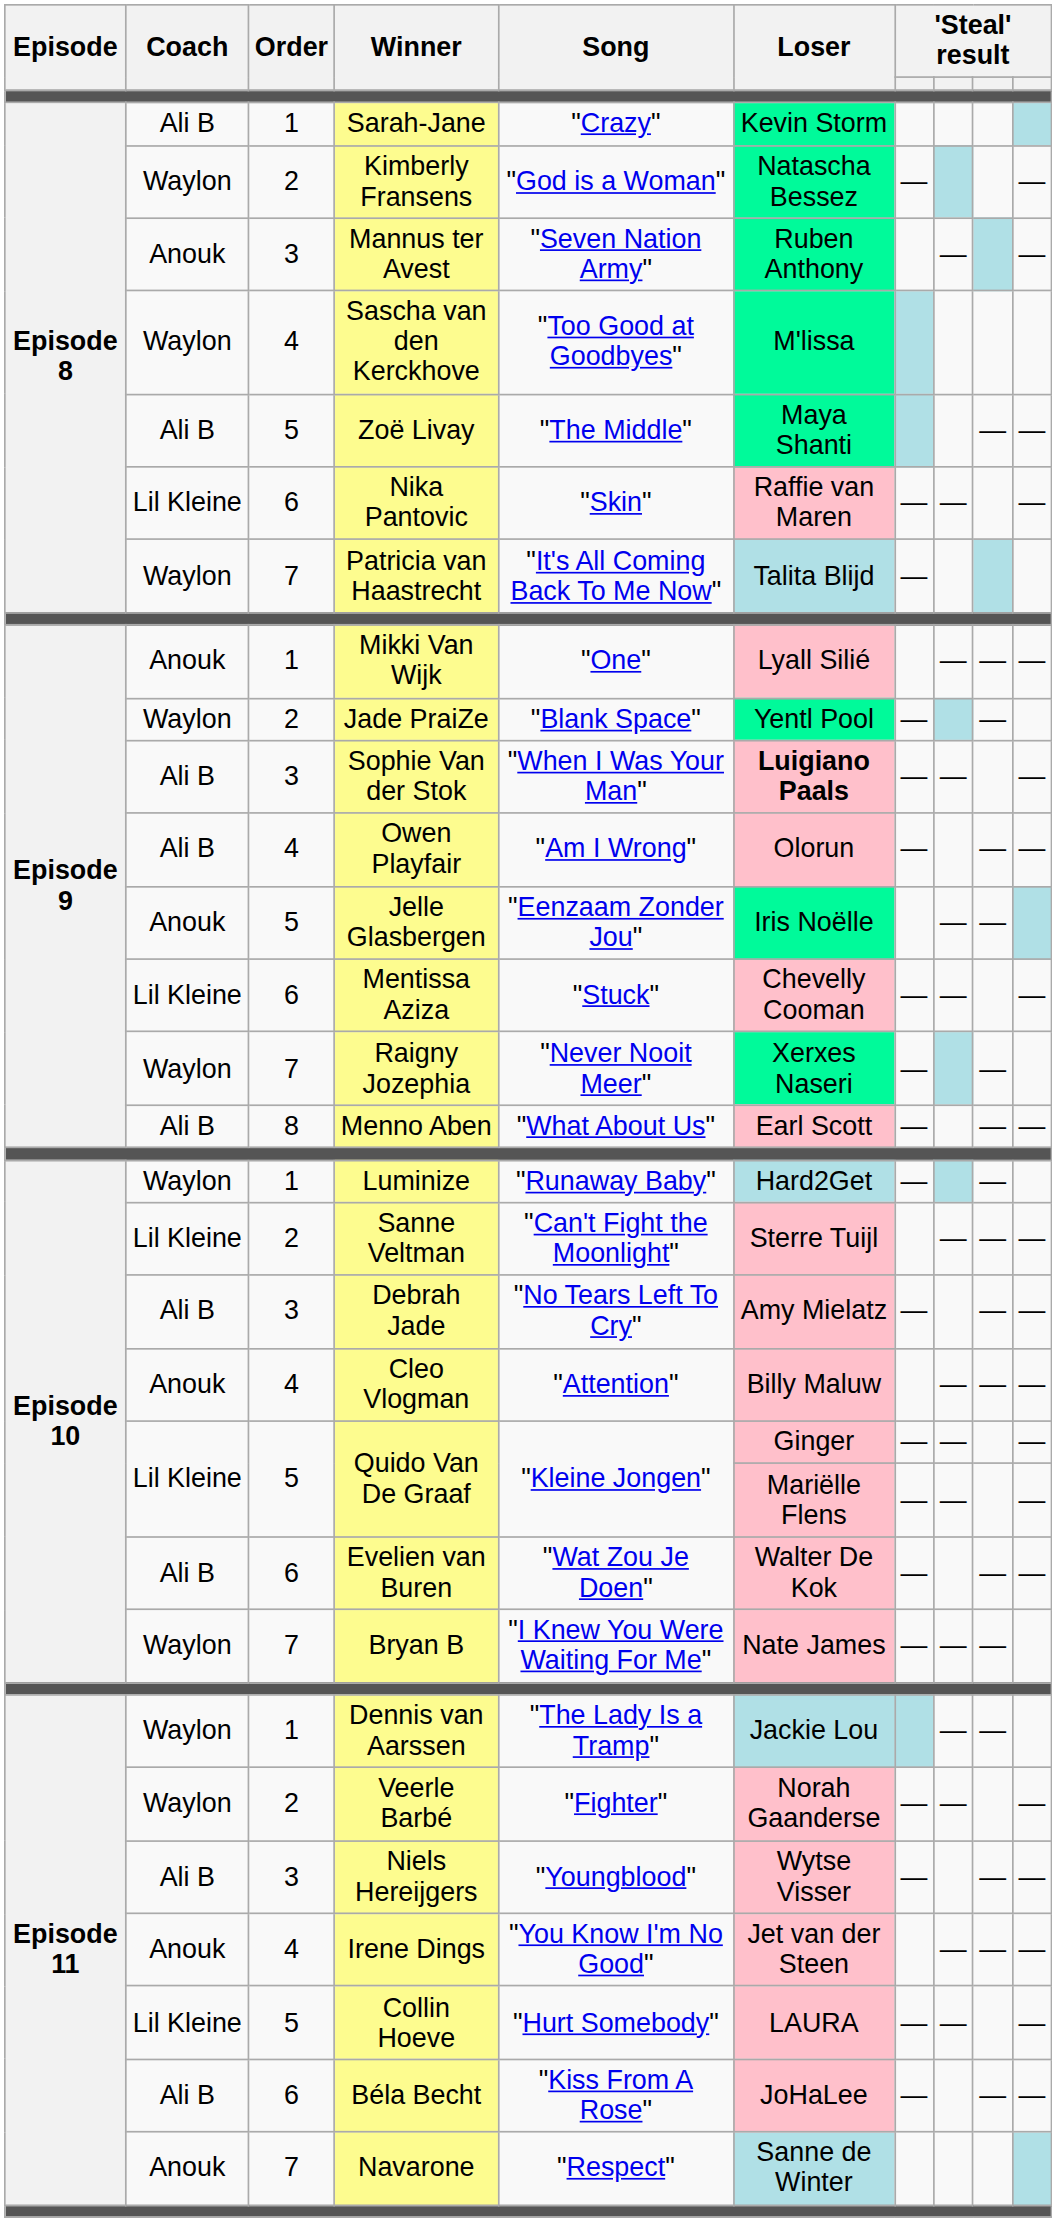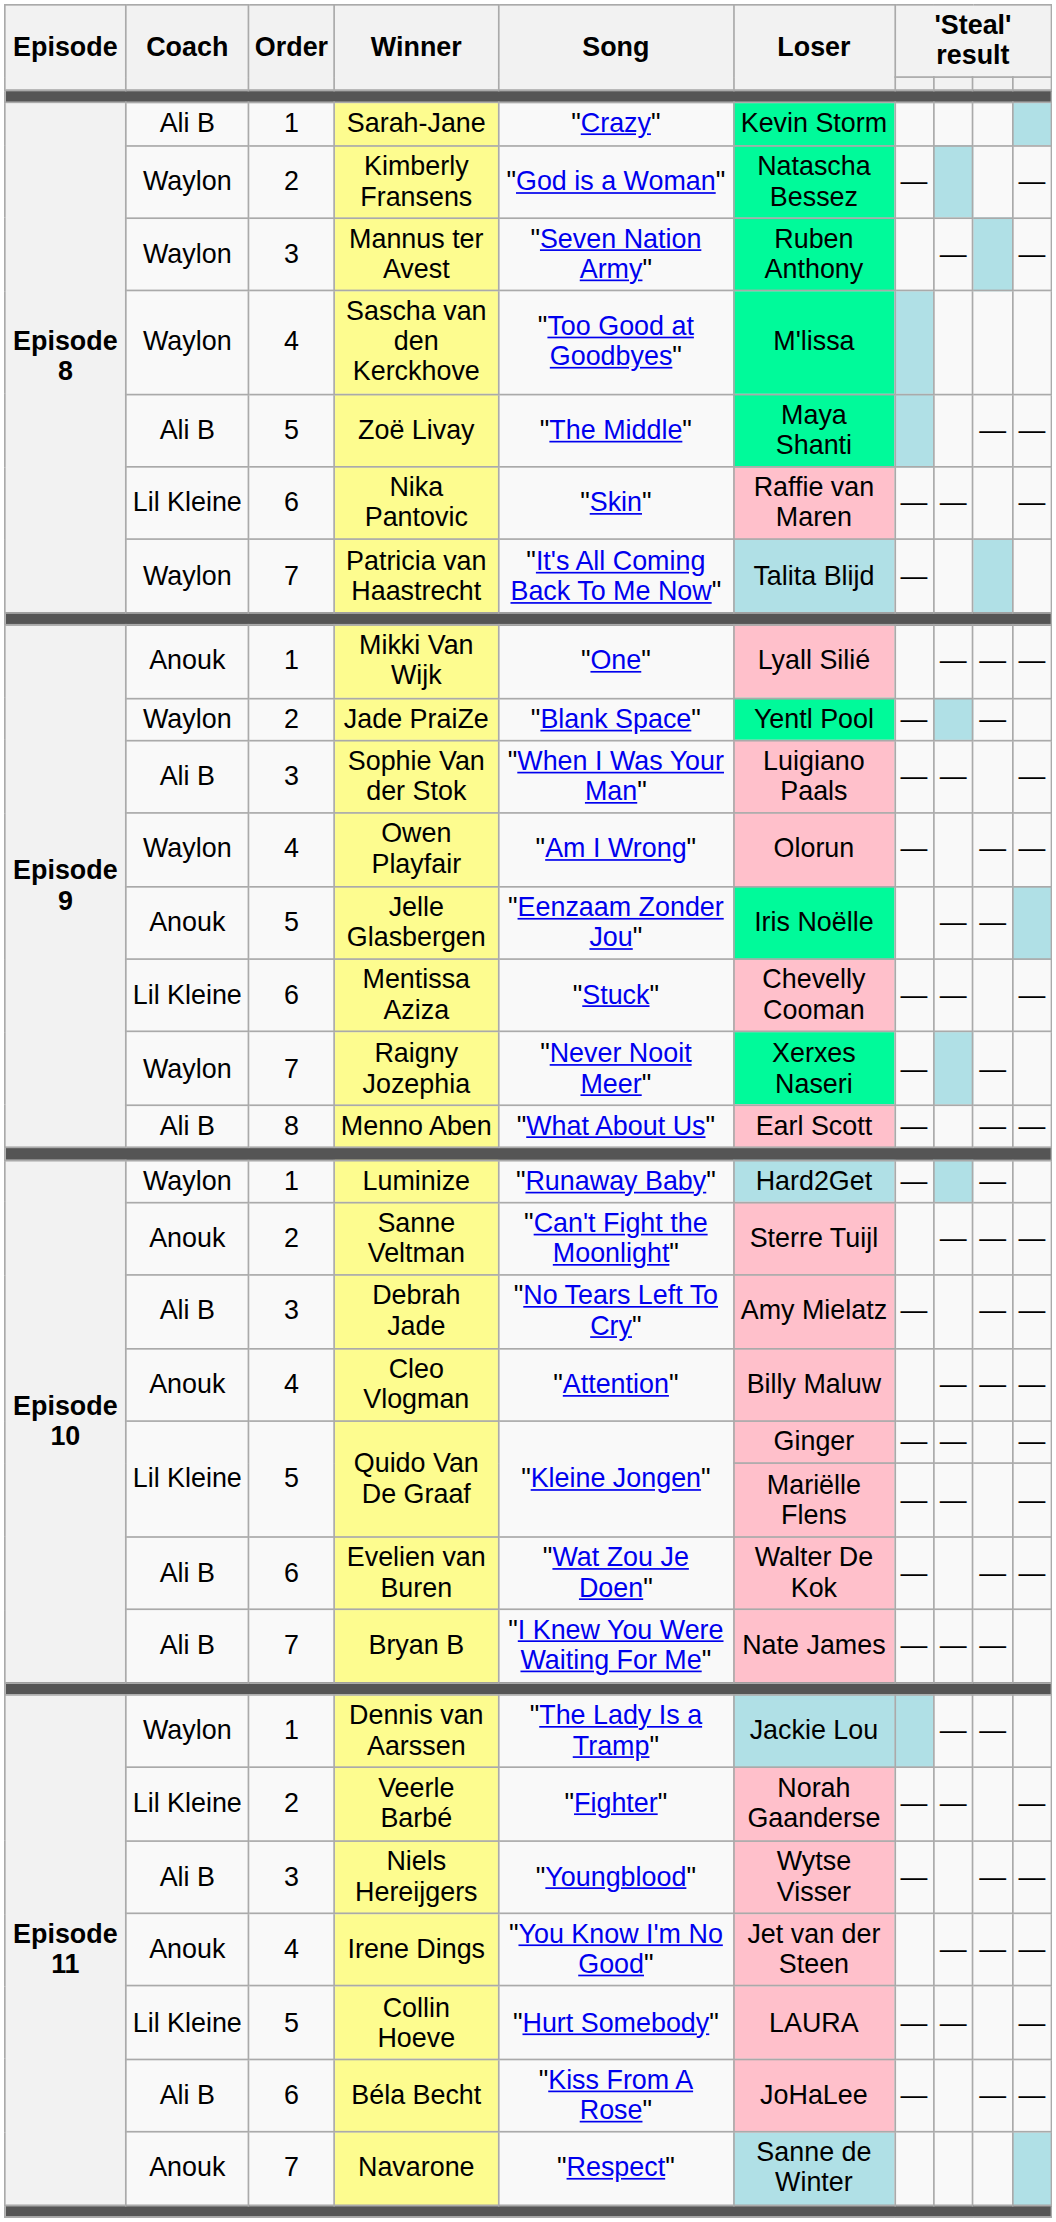(187, 254) Anouk -> (187, 254) Waylon
(814, 776) bold -> (814, 776) normal
(187, 849) Ali B -> (187, 849) Waylon
(187, 1238) Lil Kleine -> (187, 1238) Anouk
(187, 1645) Waylon -> (187, 1645) Ali B
(187, 1803) Waylon -> (187, 1803) Lil Kleine
